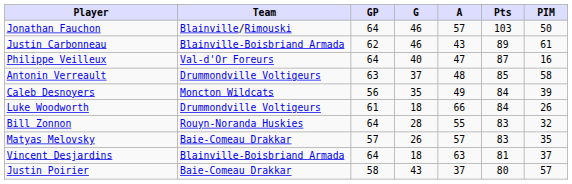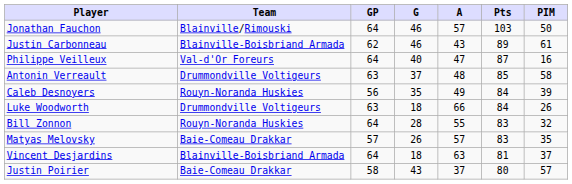(227, 92) Moncton Wildcats -> (242, 92) Rouyn-Noranda Huskies
(373, 108) 61 -> (373, 108) 63
